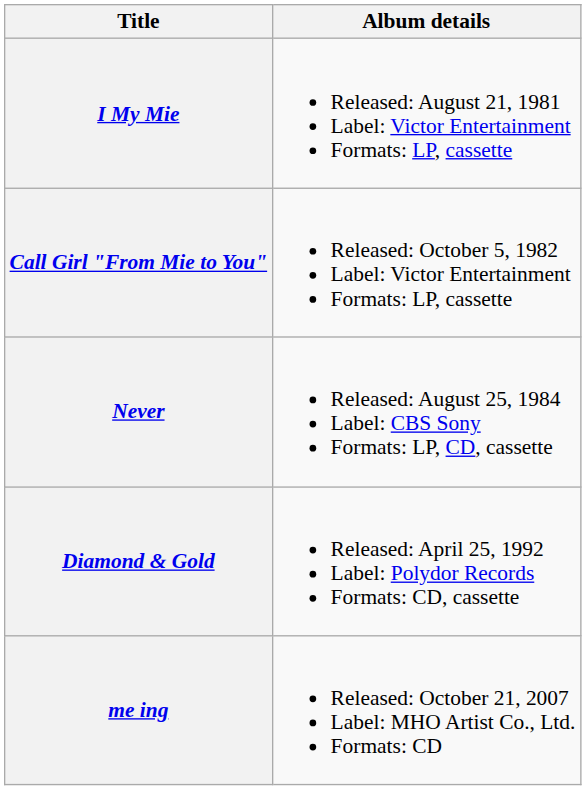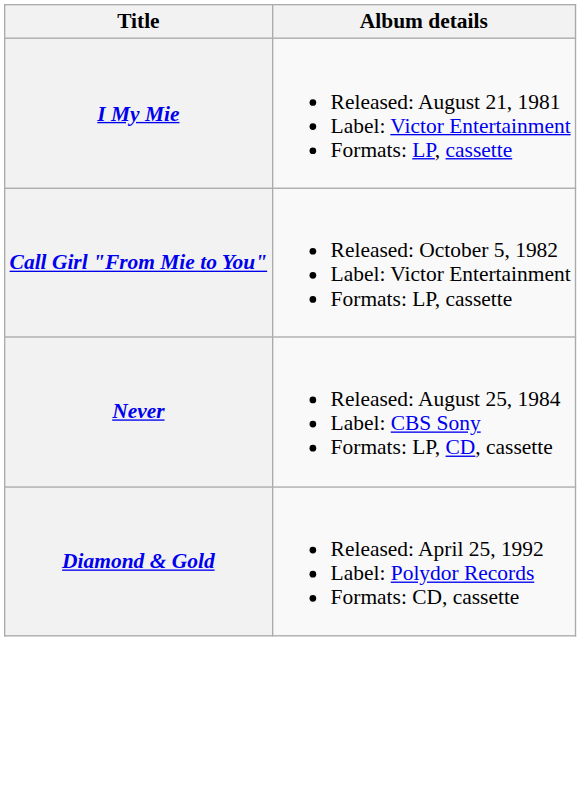- row: (138, 710)
